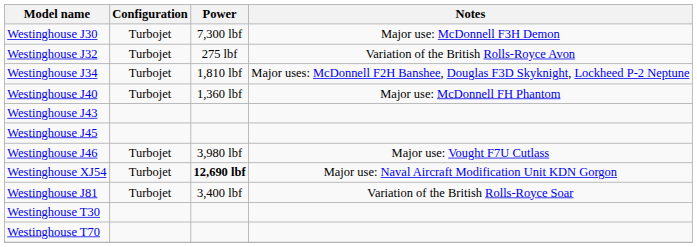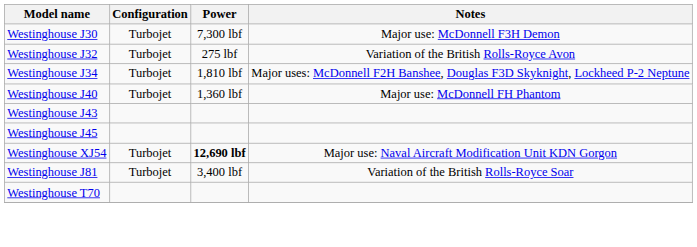- row: (52, 152)
- row: (54, 212)
